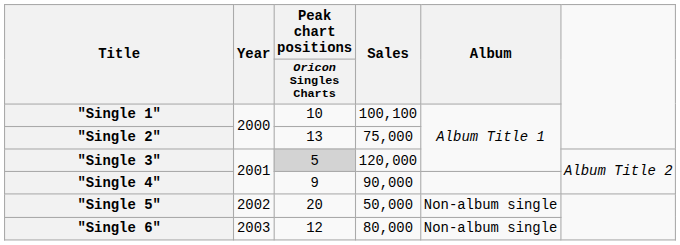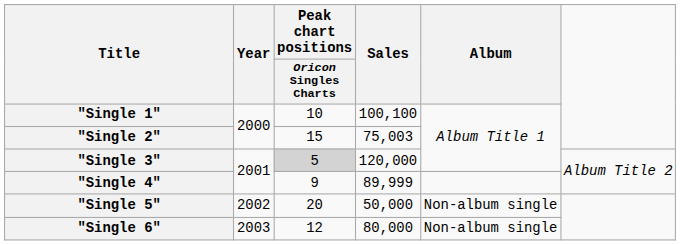(315, 138) 13 -> (315, 138) 15
(388, 138) 75,000 -> (388, 138) 75,003
(388, 183) 90,000 -> (388, 183) 89,999
